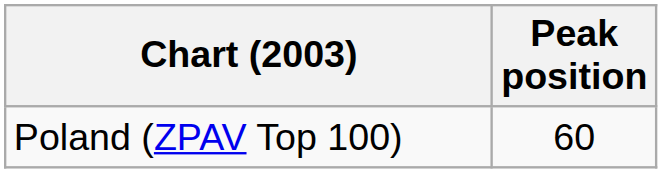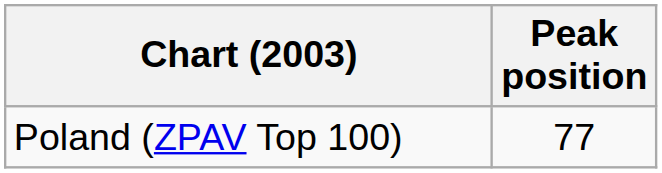(574, 136) 60 -> (574, 136) 77
